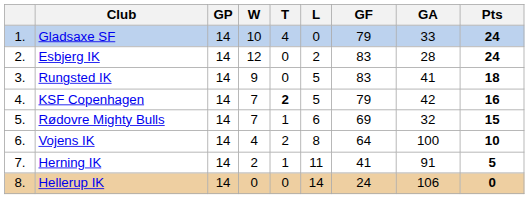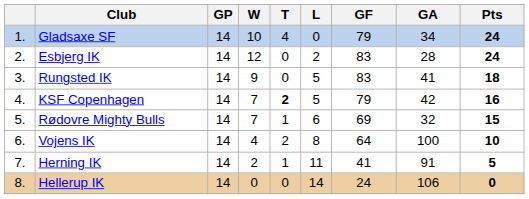(428, 36) 33 -> (428, 36) 34
